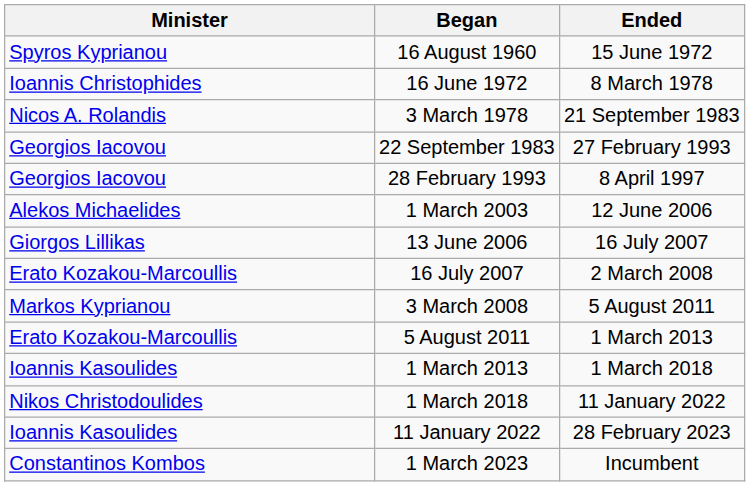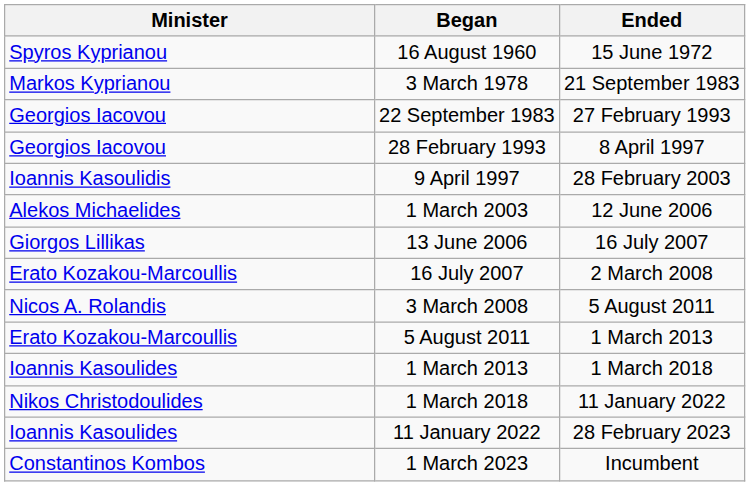- row: (467, 83)
(88, 115) Nicos A. Rolandis -> (90, 83) Markos Kyprianou
+ row: (467, 178)
(90, 305) Markos Kyprianou -> (88, 305) Nicos A. Rolandis
